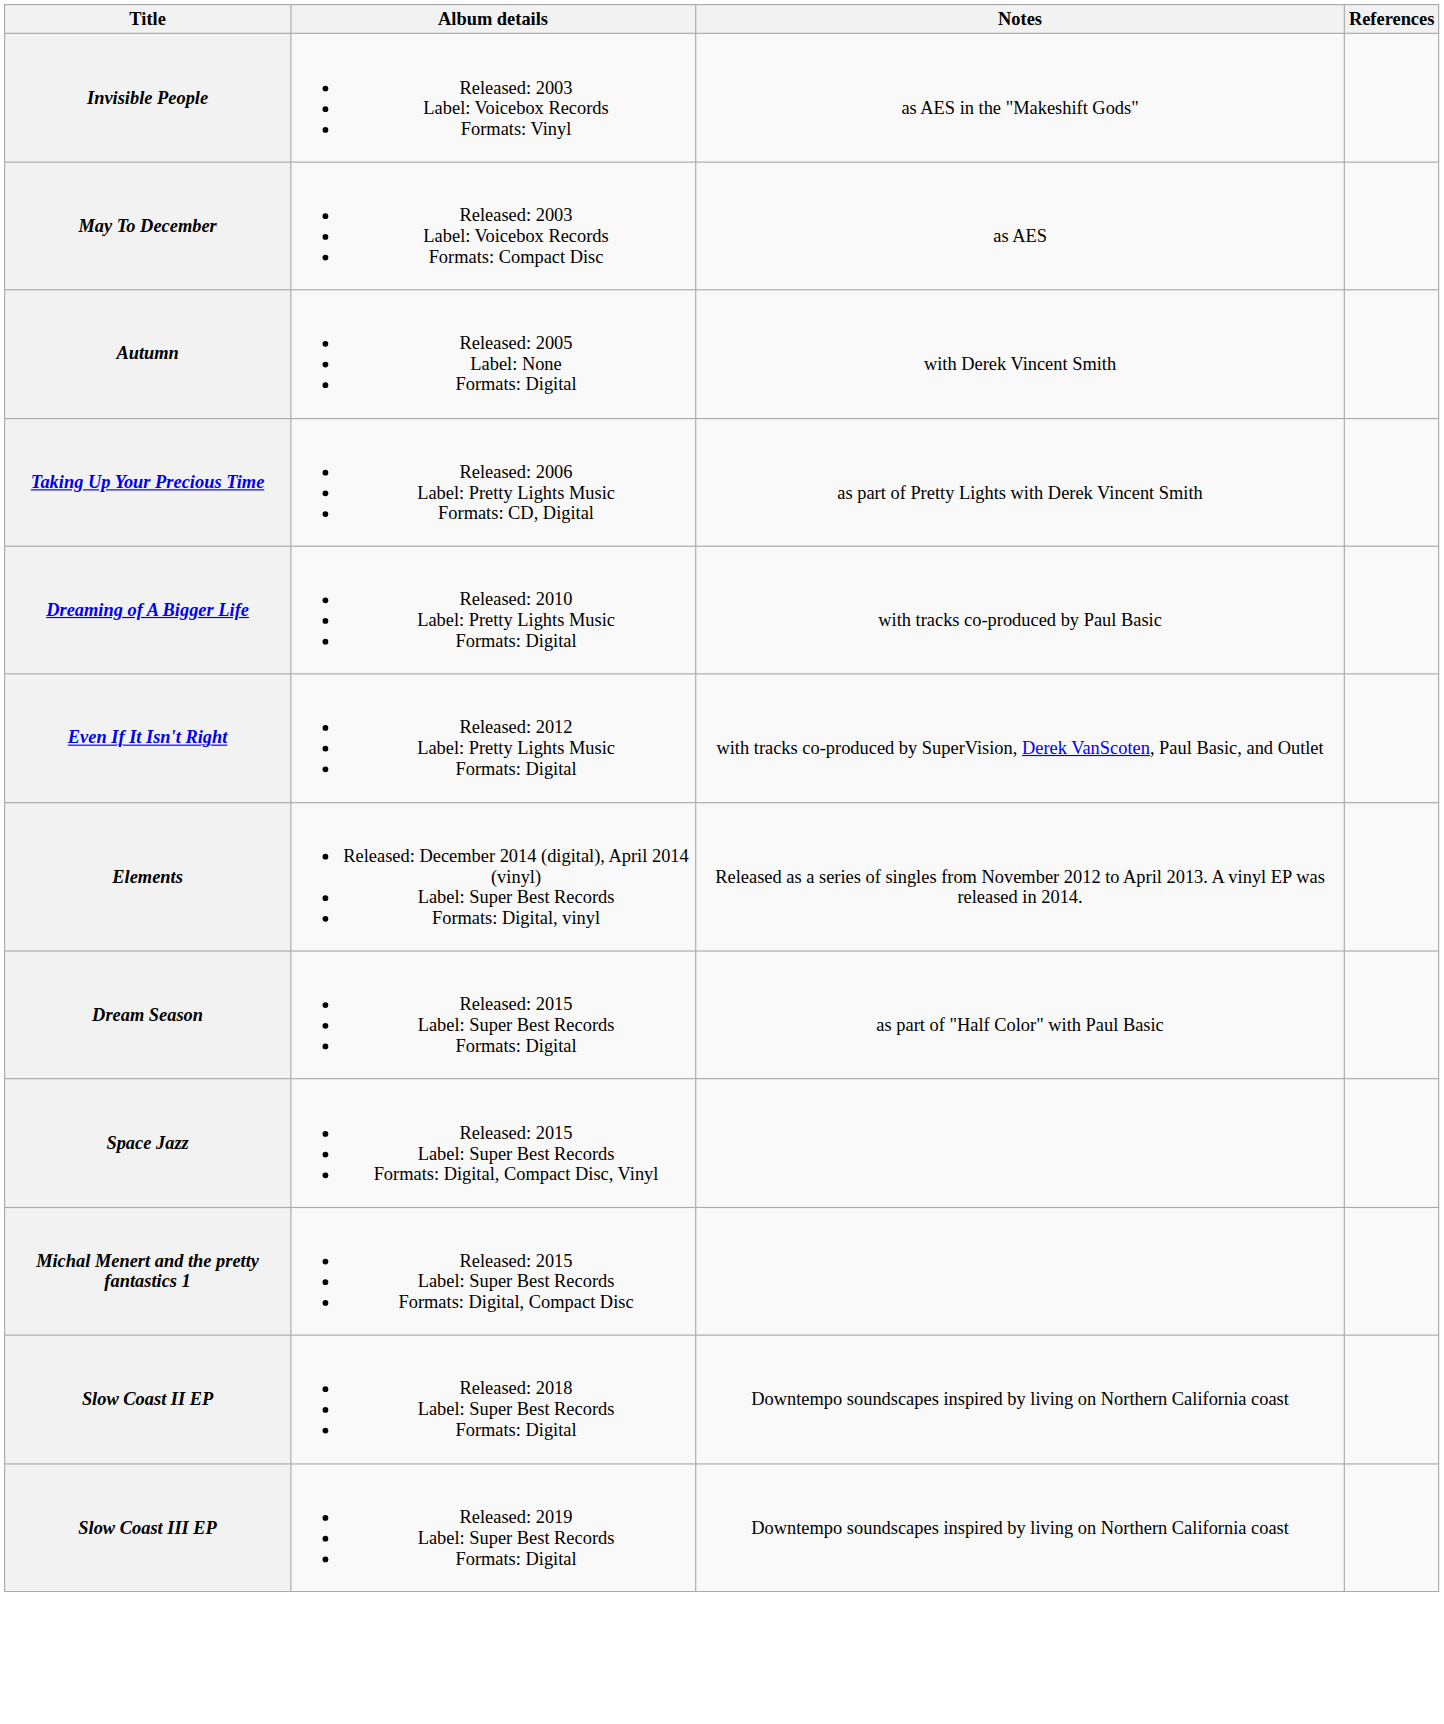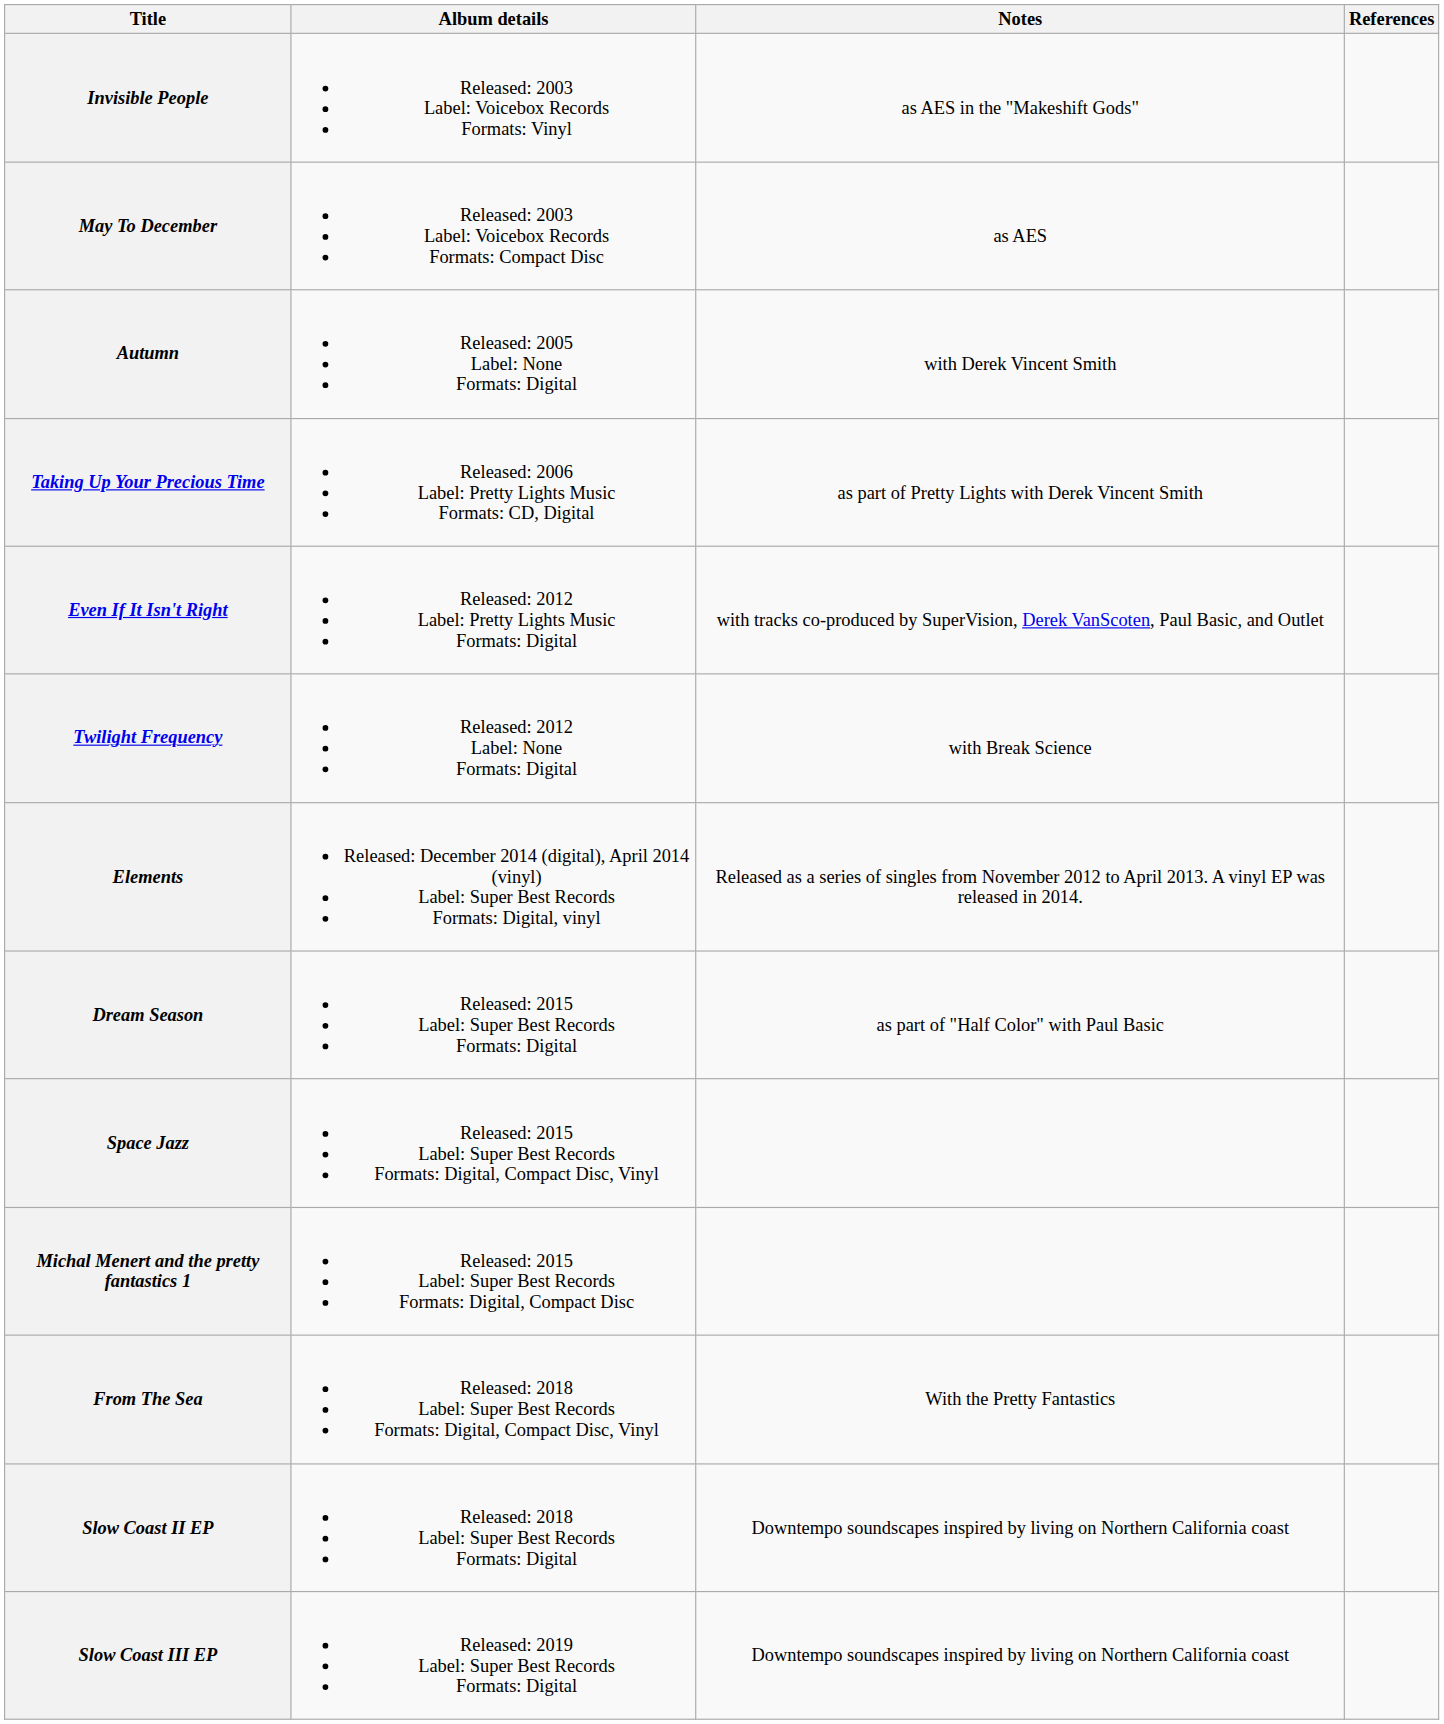- row: (148, 610)
+ row: (148, 738)
+ row: (148, 1399)
